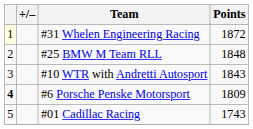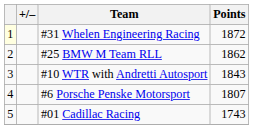(233, 54) 1848 -> (233, 54) 1862
(10, 94) bold -> (10, 94) normal
(233, 94) 1809 -> (233, 94) 1807
